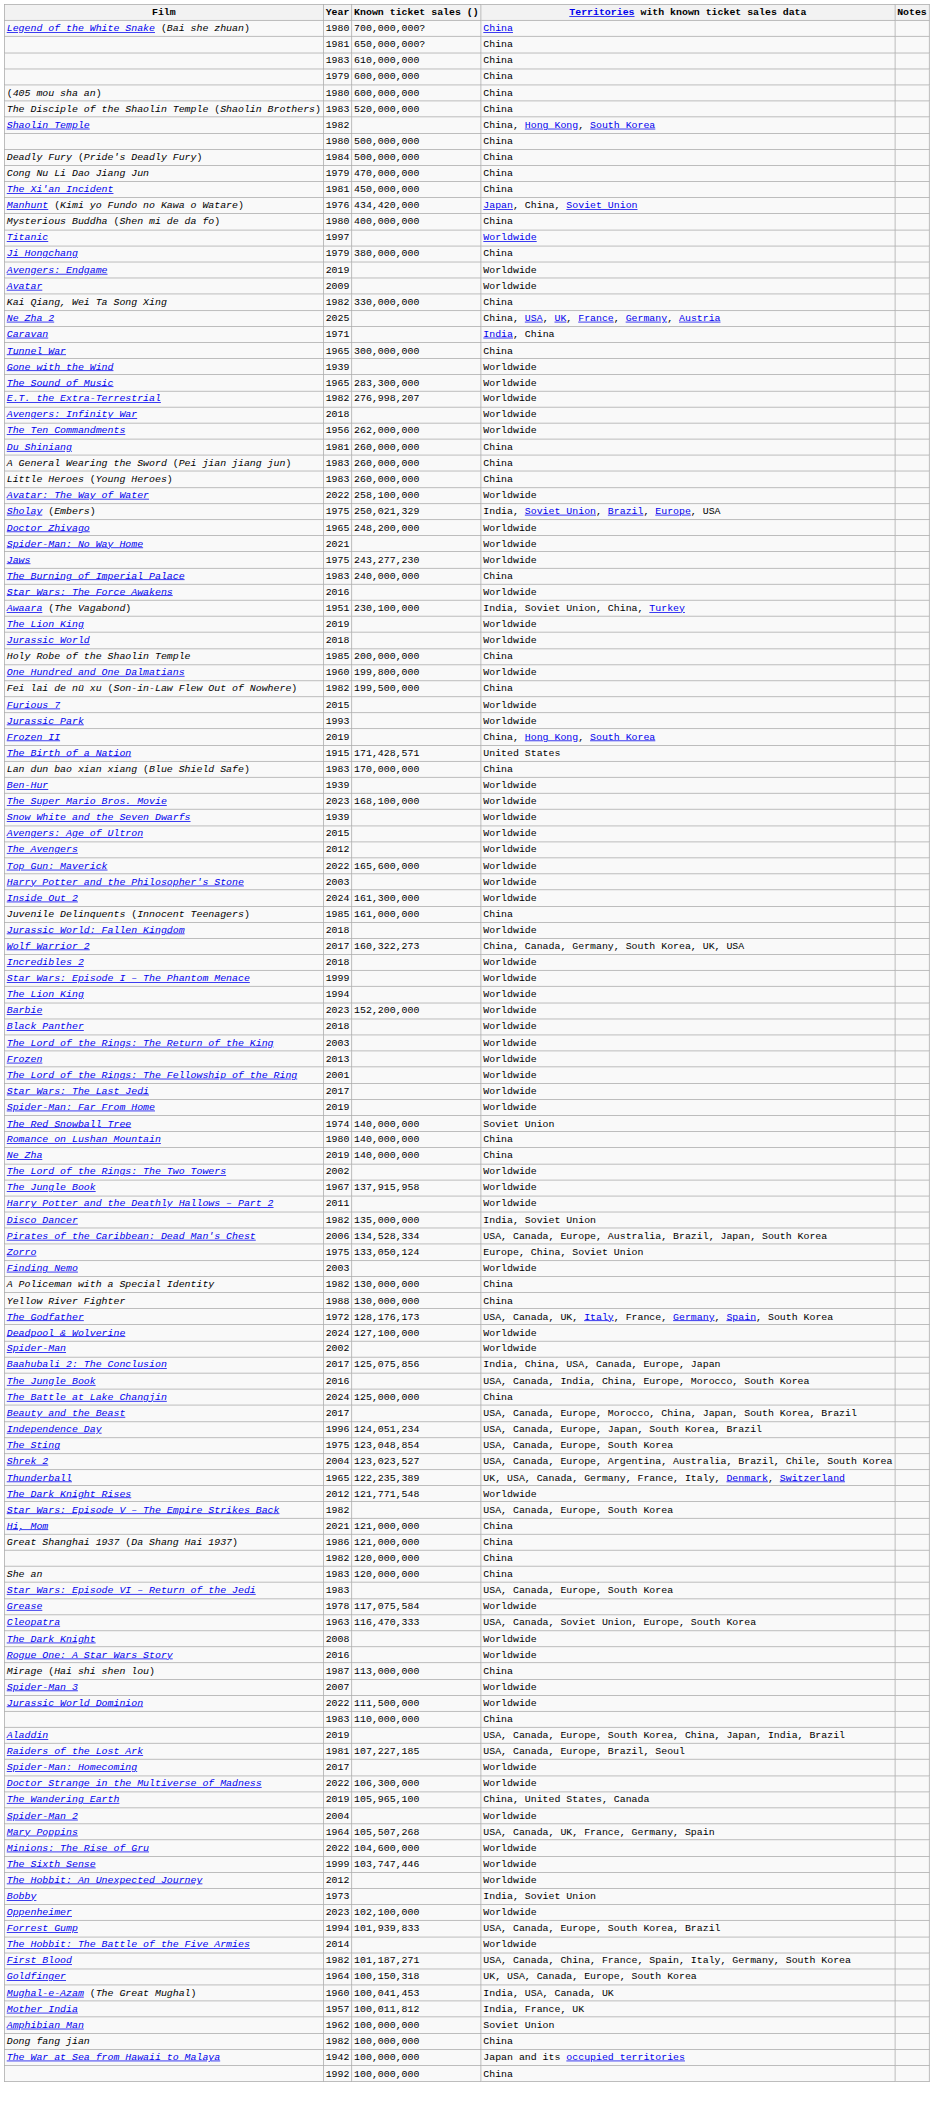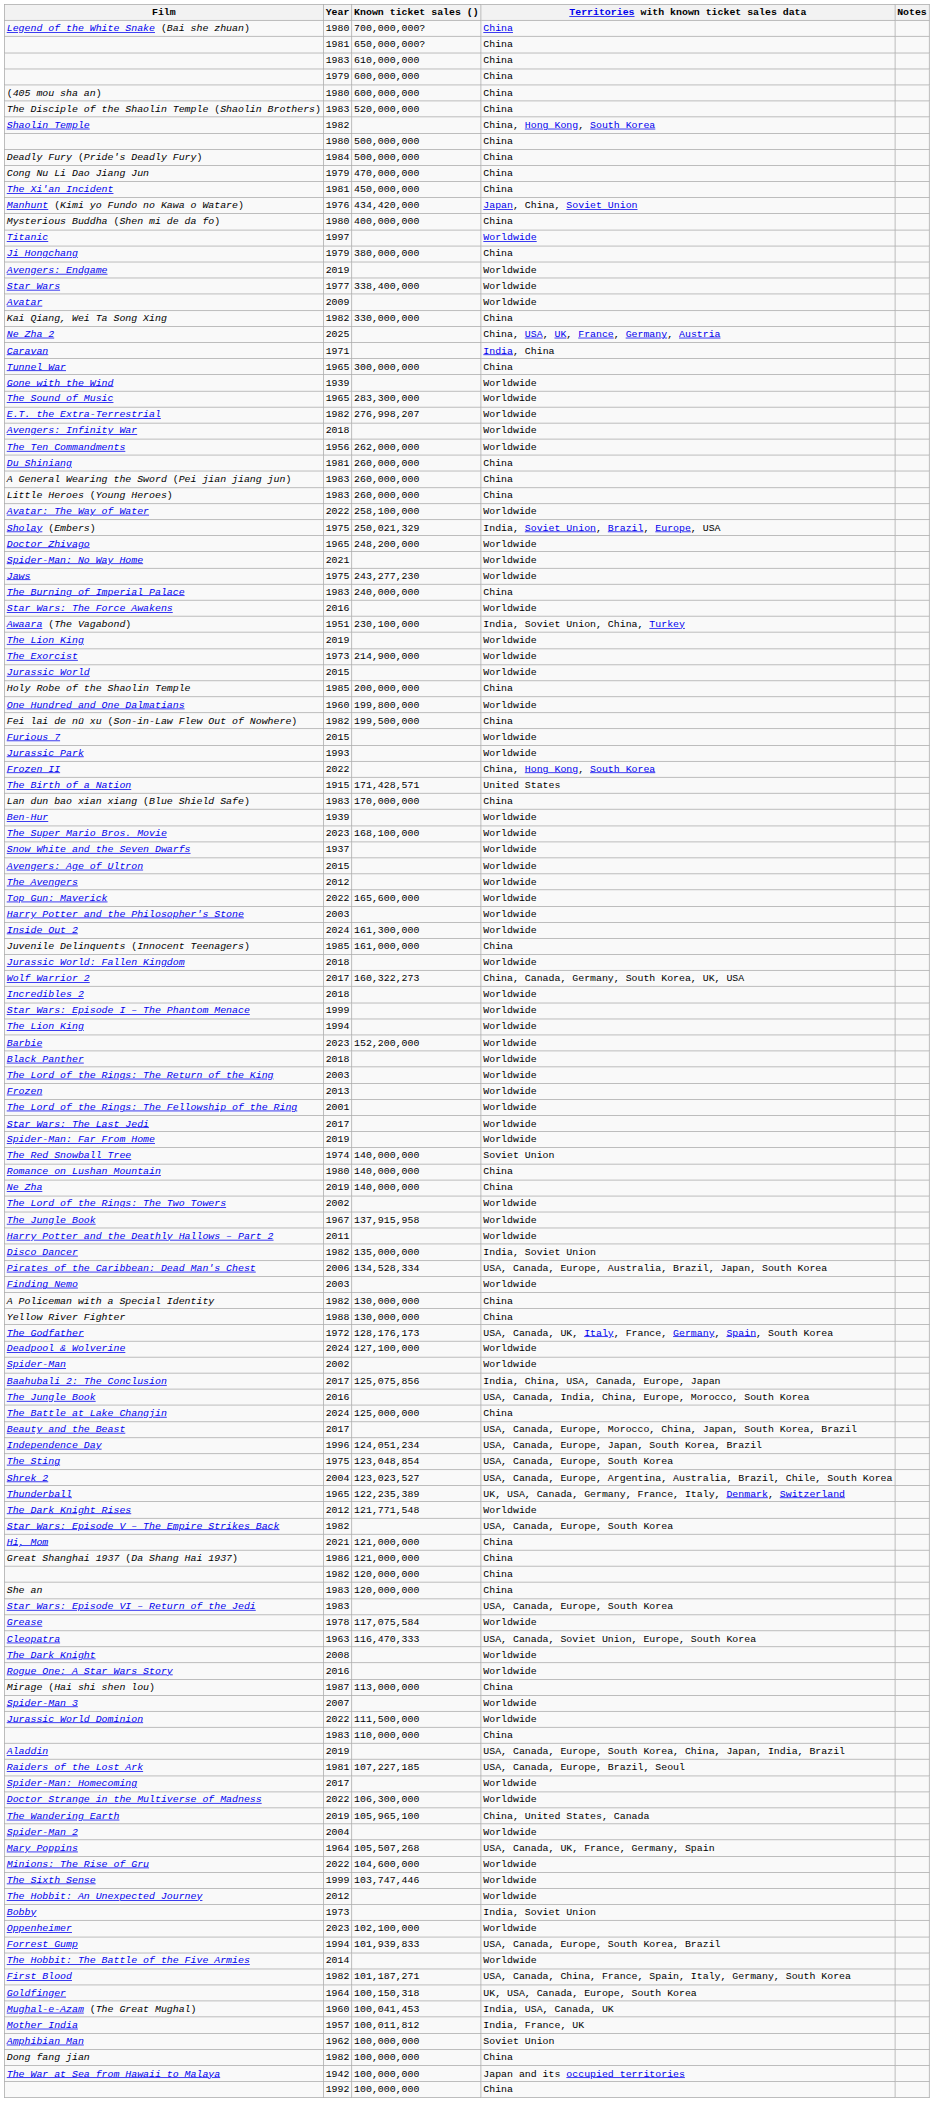+ row: (33, 286)
+ row: (42, 657)
(338, 640) 2018 -> (338, 673) 2015
(338, 737) 2019 -> (338, 769) 2022
(338, 818) 1939 -> (338, 850) 1937
- row: (22, 1252)
